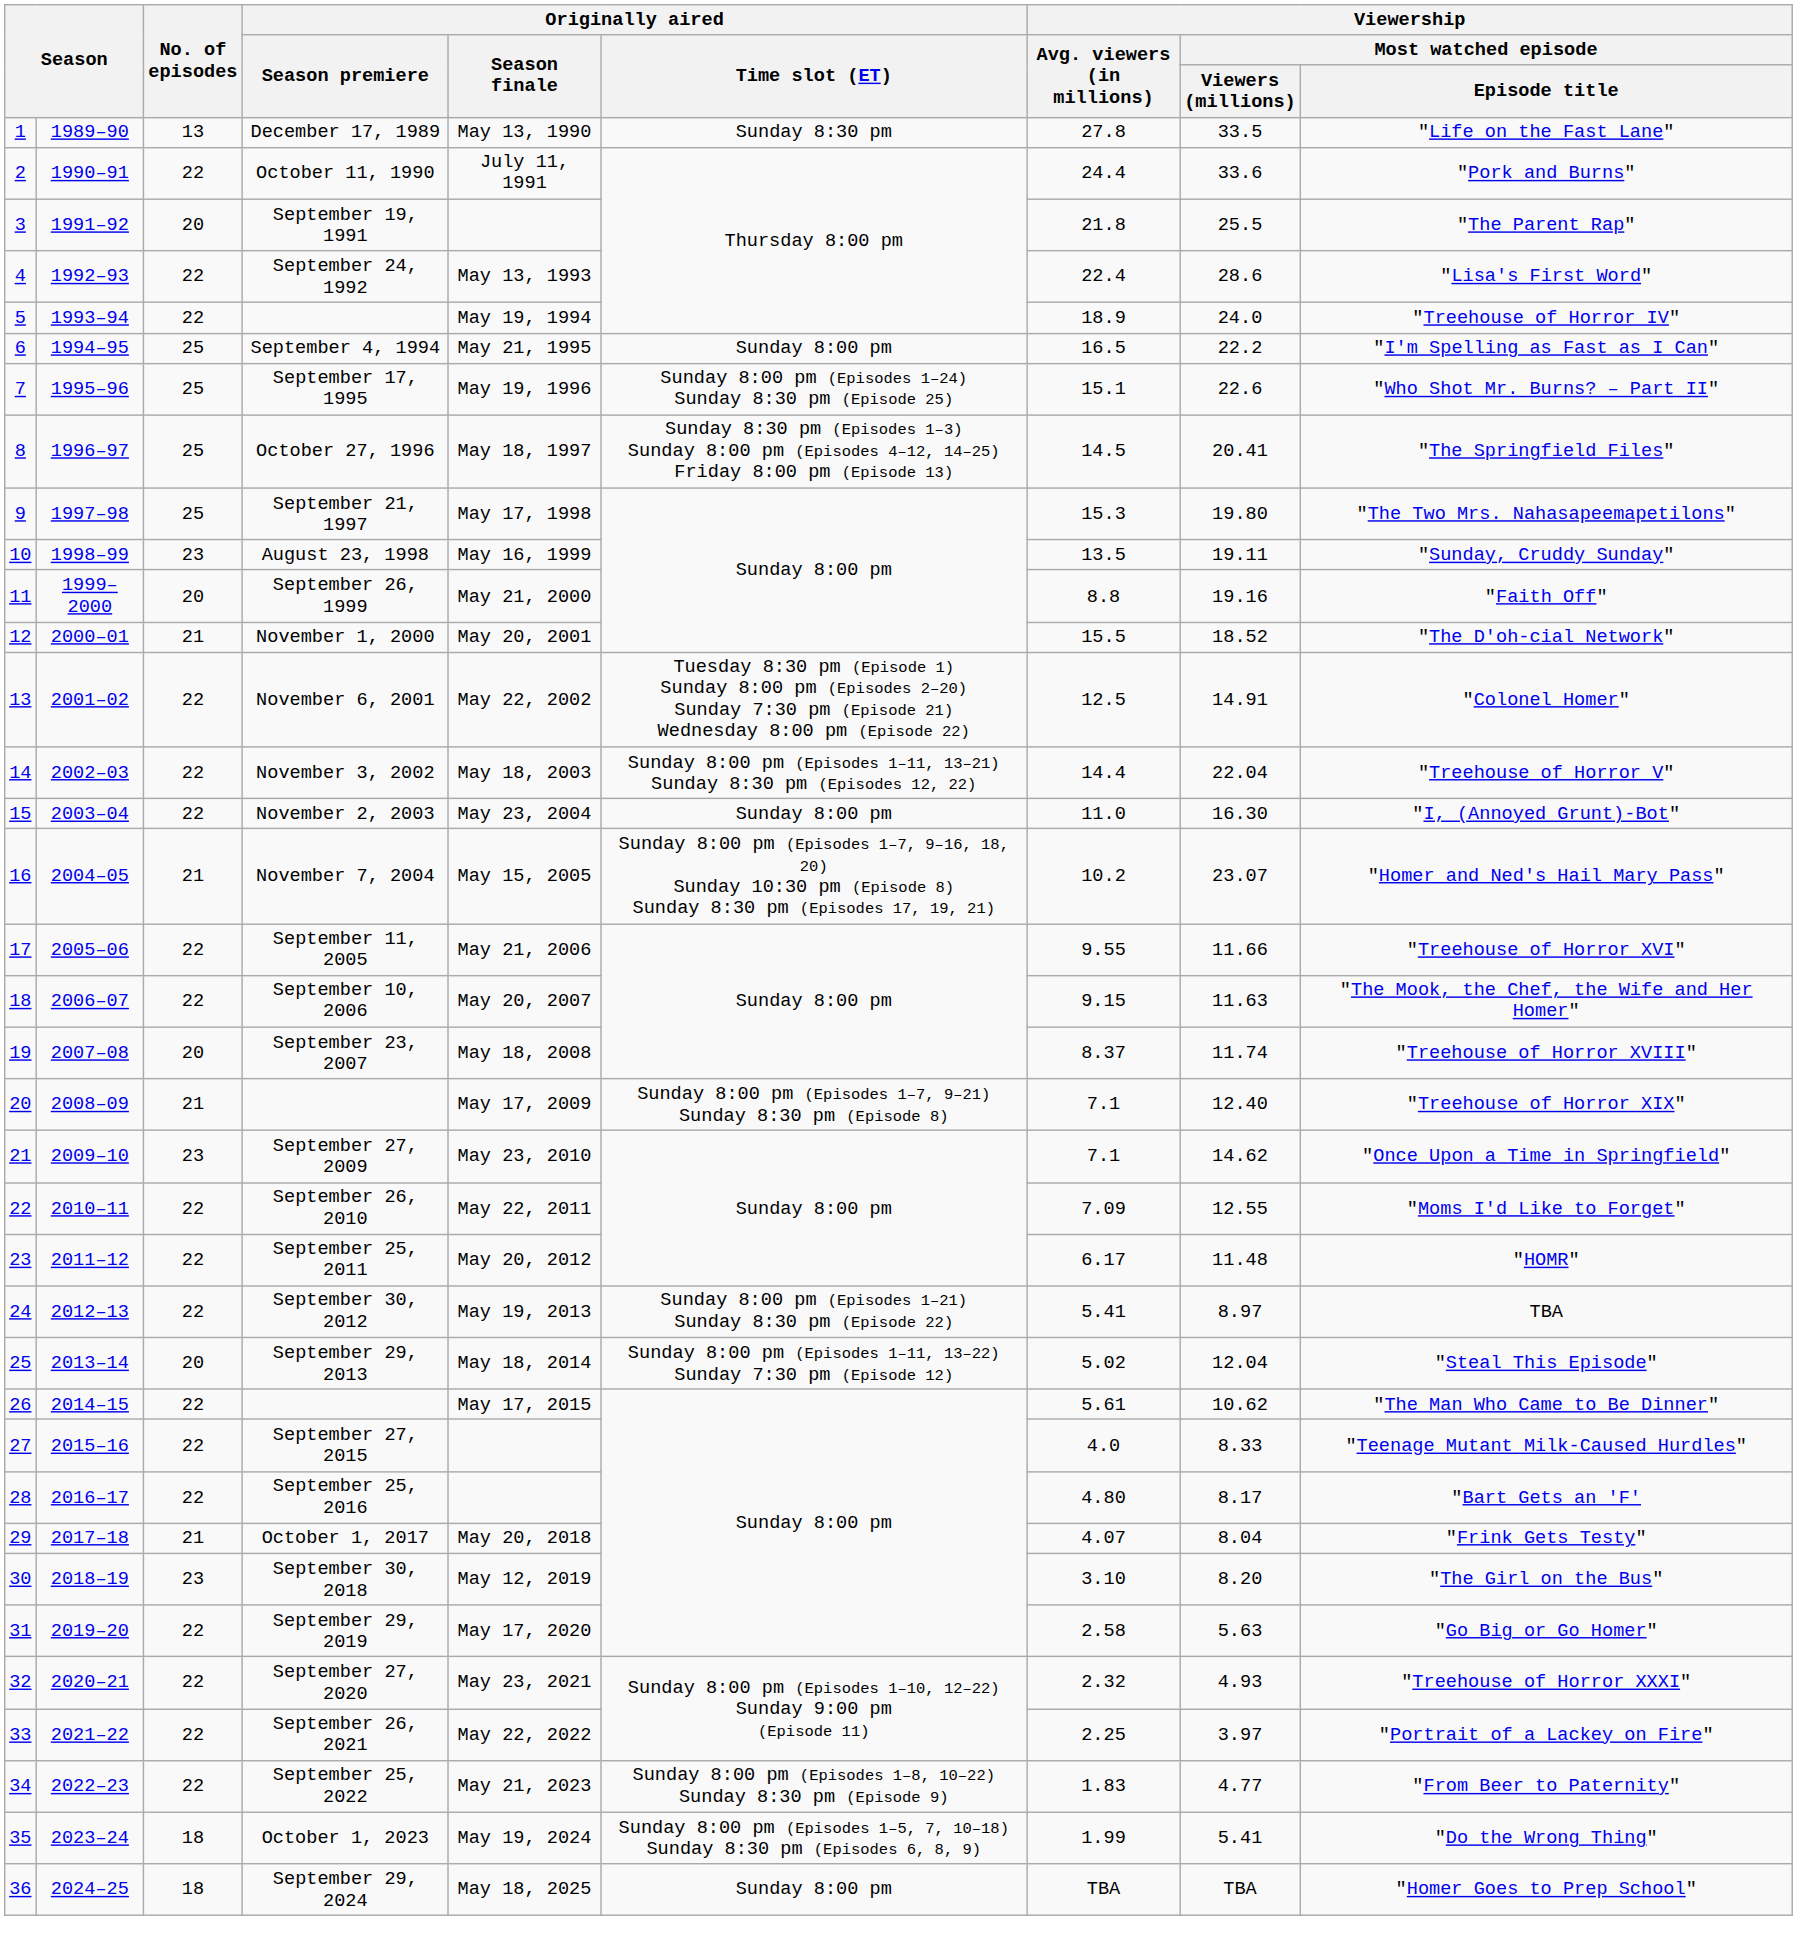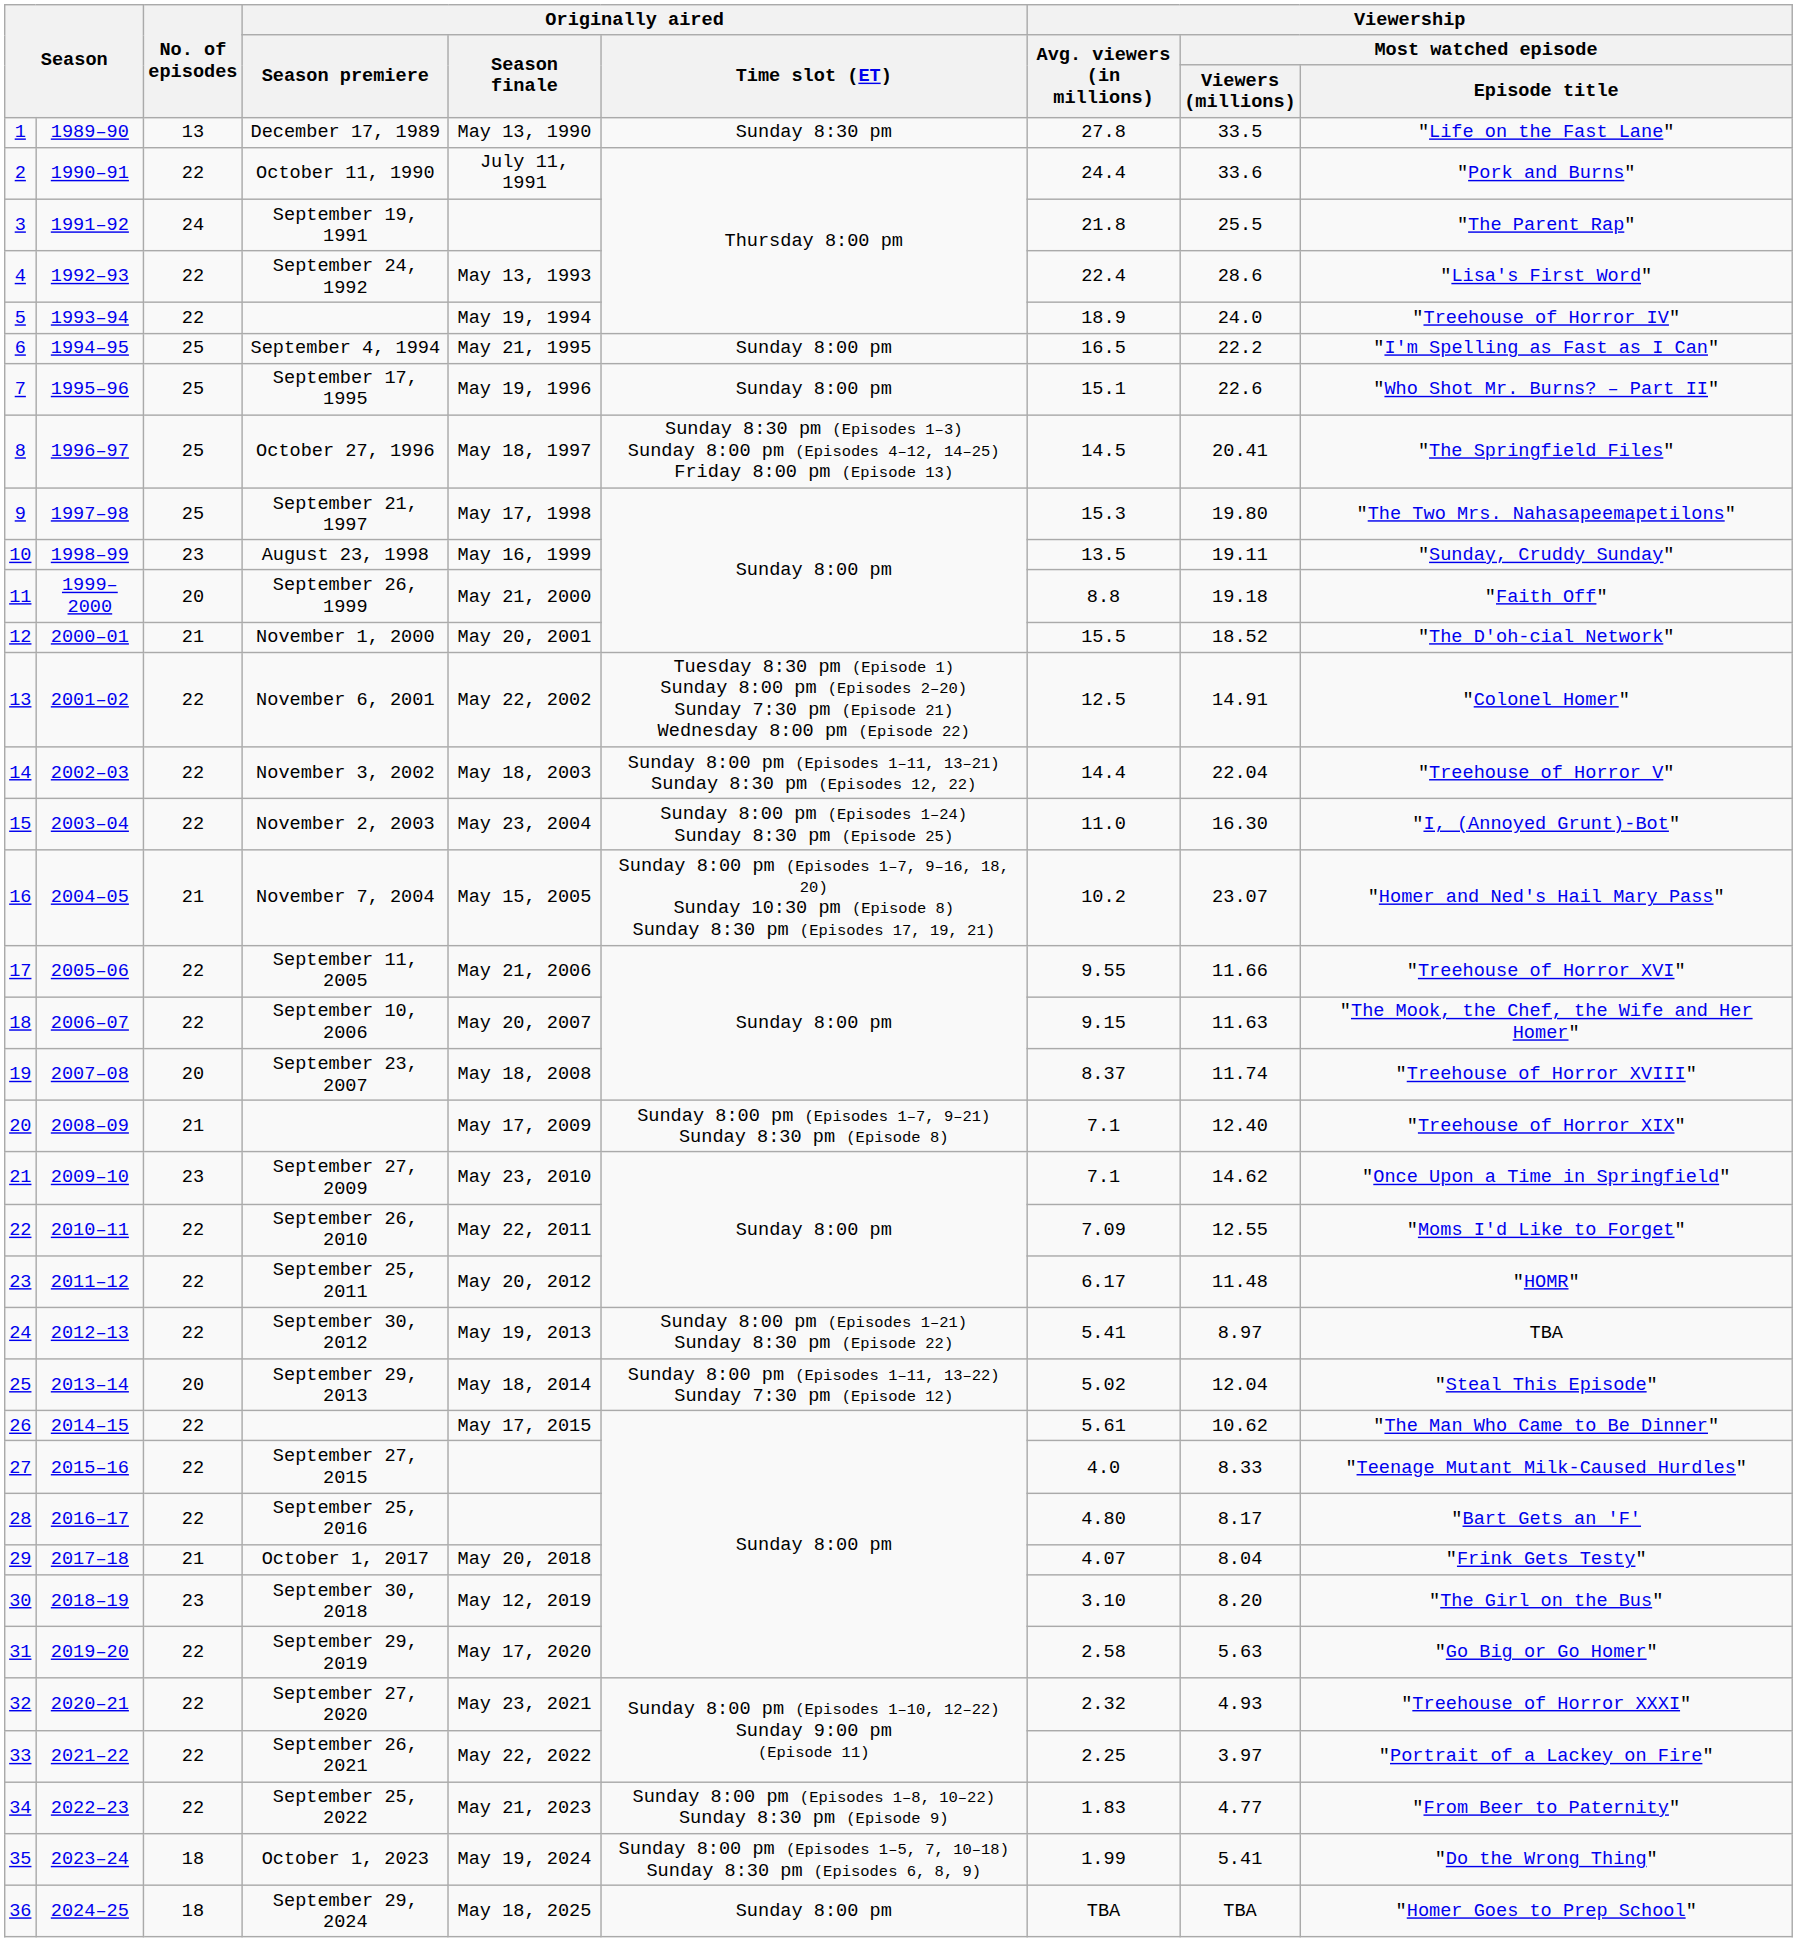(193, 225) 20 -> (193, 225) 24
(814, 389) Sunday 8:00 pm (Episodes 1–24) Sunday 8:30 pm (Episode 25) -> (814, 389) Sunday 8:00 pm
(1240, 596) 19.16 -> (1240, 596) 19.18
(814, 814) Sunday 8:00 pm -> (814, 825) Sunday 8:00 pm (Episodes 1–24) Sunday 8:30 pm (Episode 25)
